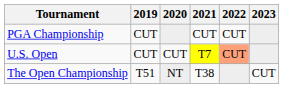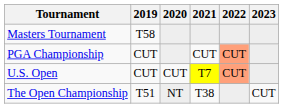+ row: (56, 34)
(234, 34) no background -> (234, 54) lightsalmon background
